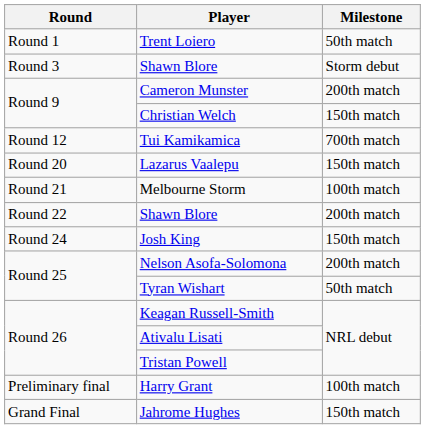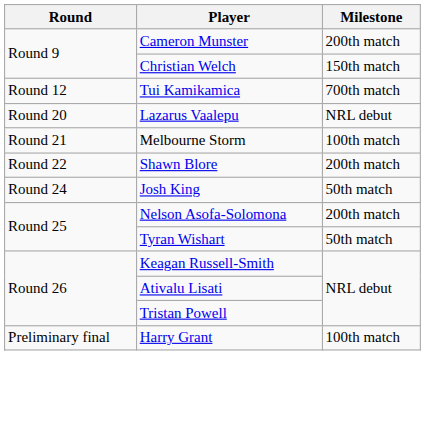- row: (34, 41)
- row: (34, 65)
(363, 164) 150th match -> (359, 115) NRL debut
(363, 238) 150th match -> (359, 189) 50th match
- row: (44, 411)
